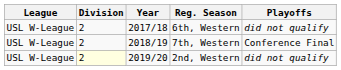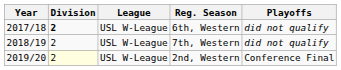columns swapped: (148, 12) <-> (40, 12)
(81, 27) normal -> (53, 27) bold
(289, 42) Conference Final -> (286, 42) did not qualify
(286, 58) did not qualify -> (289, 58) Conference Final
